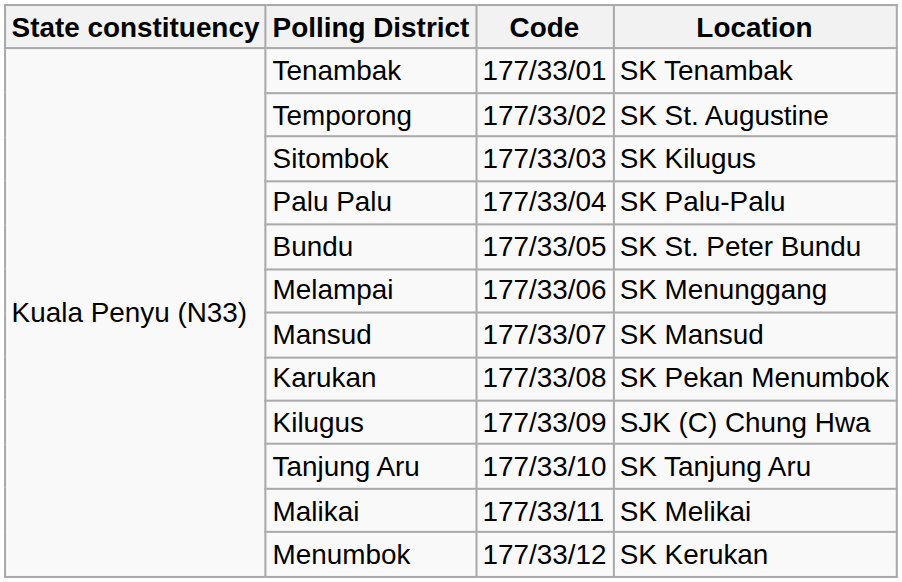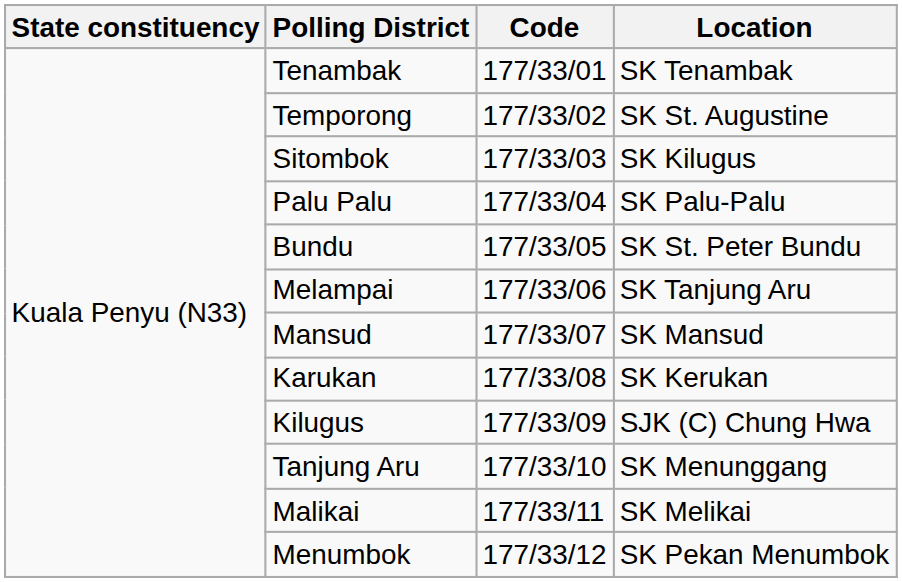(723, 290) SK Menunggang -> (715, 290) SK Tanjung Aru
(754, 378) SK Pekan Menumbok -> (694, 378) SK Kerukan
(715, 466) SK Tanjung Aru -> (723, 466) SK Menunggang
(694, 554) SK Kerukan -> (754, 554) SK Pekan Menumbok
